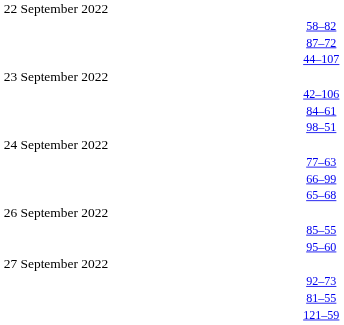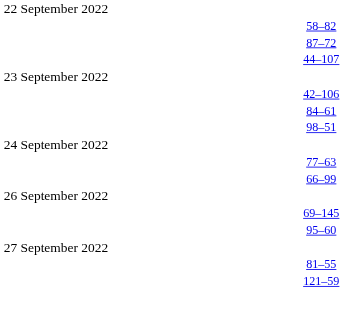- row: (135, 196)
- row: (135, 230)
+ row: (135, 213)
- row: (135, 281)
